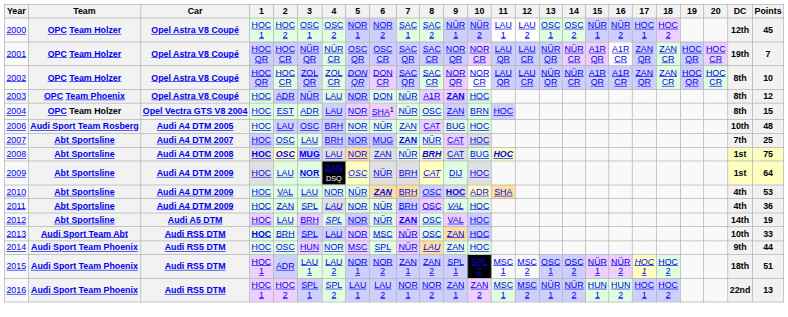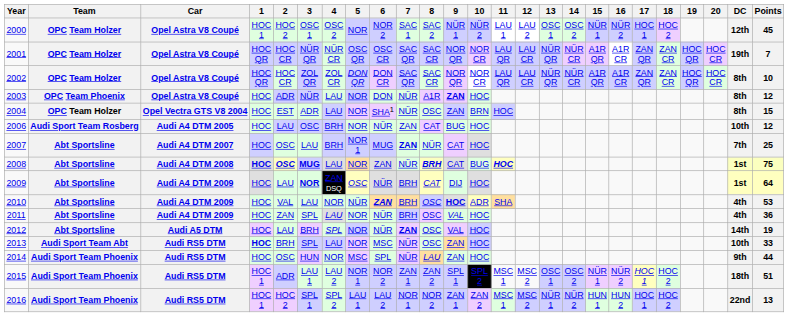(358, 30) NOR 1 -> (358, 30) NOR
(768, 126) 48 -> (768, 126) 12
(358, 140) NOR -> (358, 145) NOR 1
